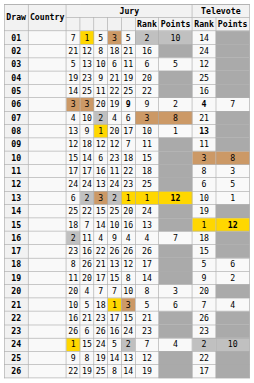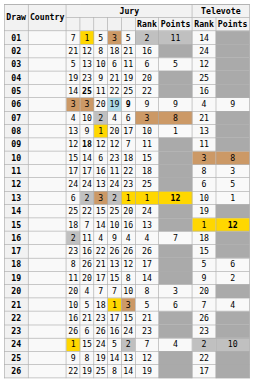(176, 38) 10 -> (176, 38) 11
(87, 91) normal -> (87, 91) bold
(115, 104) no background -> (115, 104) lightblue background
(176, 104) 2 -> (176, 104) 9
(204, 104) bold -> (204, 104) normal
(233, 104) 7 -> (233, 104) 9
(204, 131) bold -> (204, 131) normal
(87, 144) normal -> (87, 144) bold
